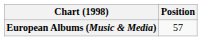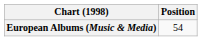(178, 28) 57 -> (178, 28) 54
